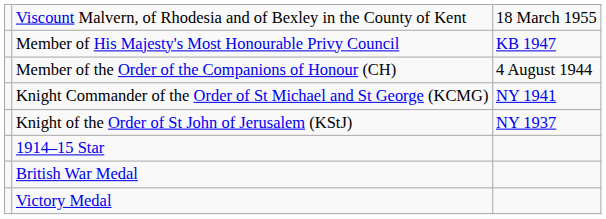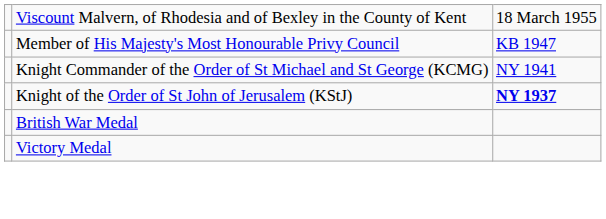- row: (206, 69)
(526, 122) normal -> (526, 95) bold
- row: (60, 148)
